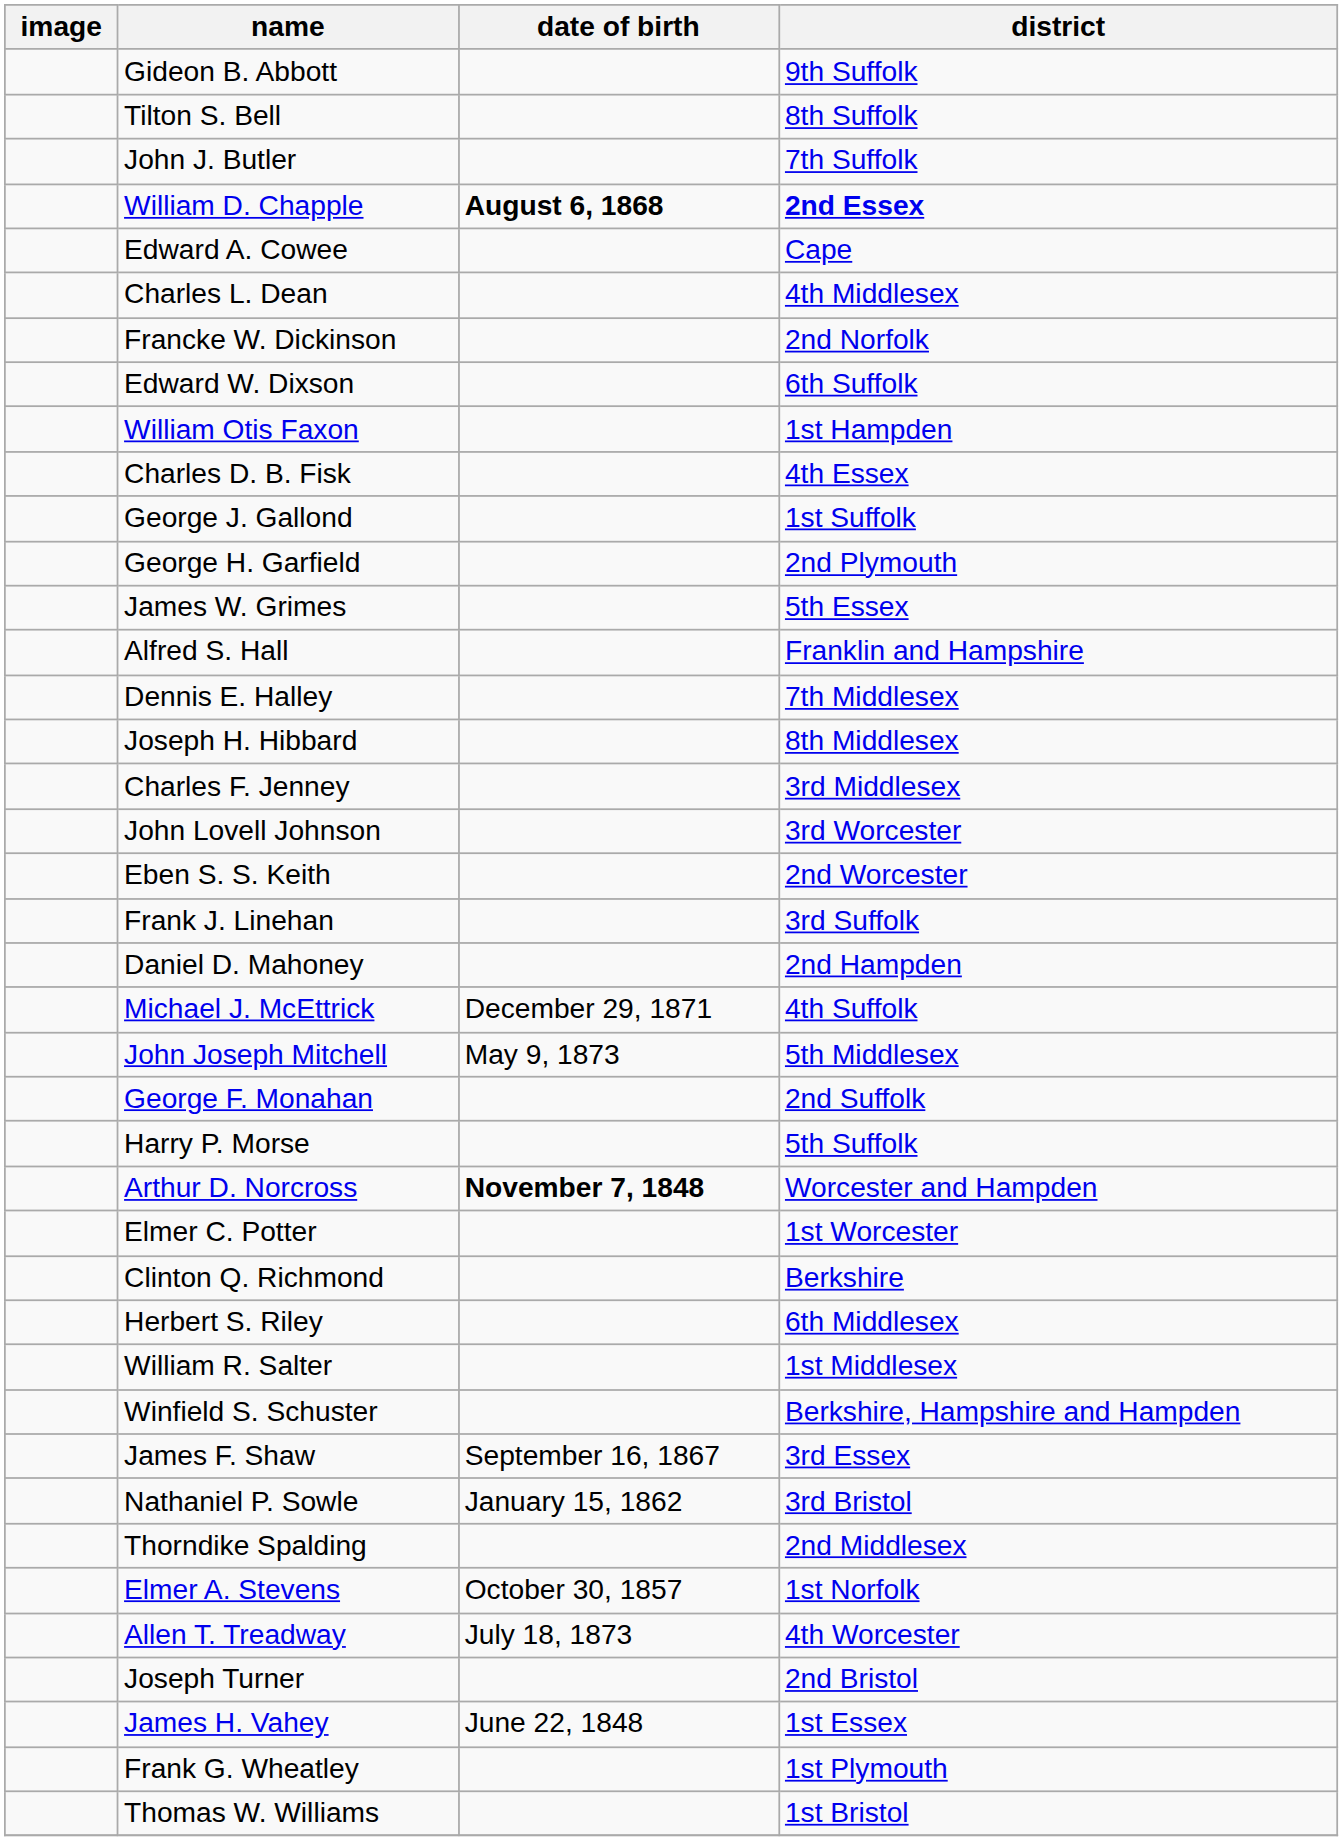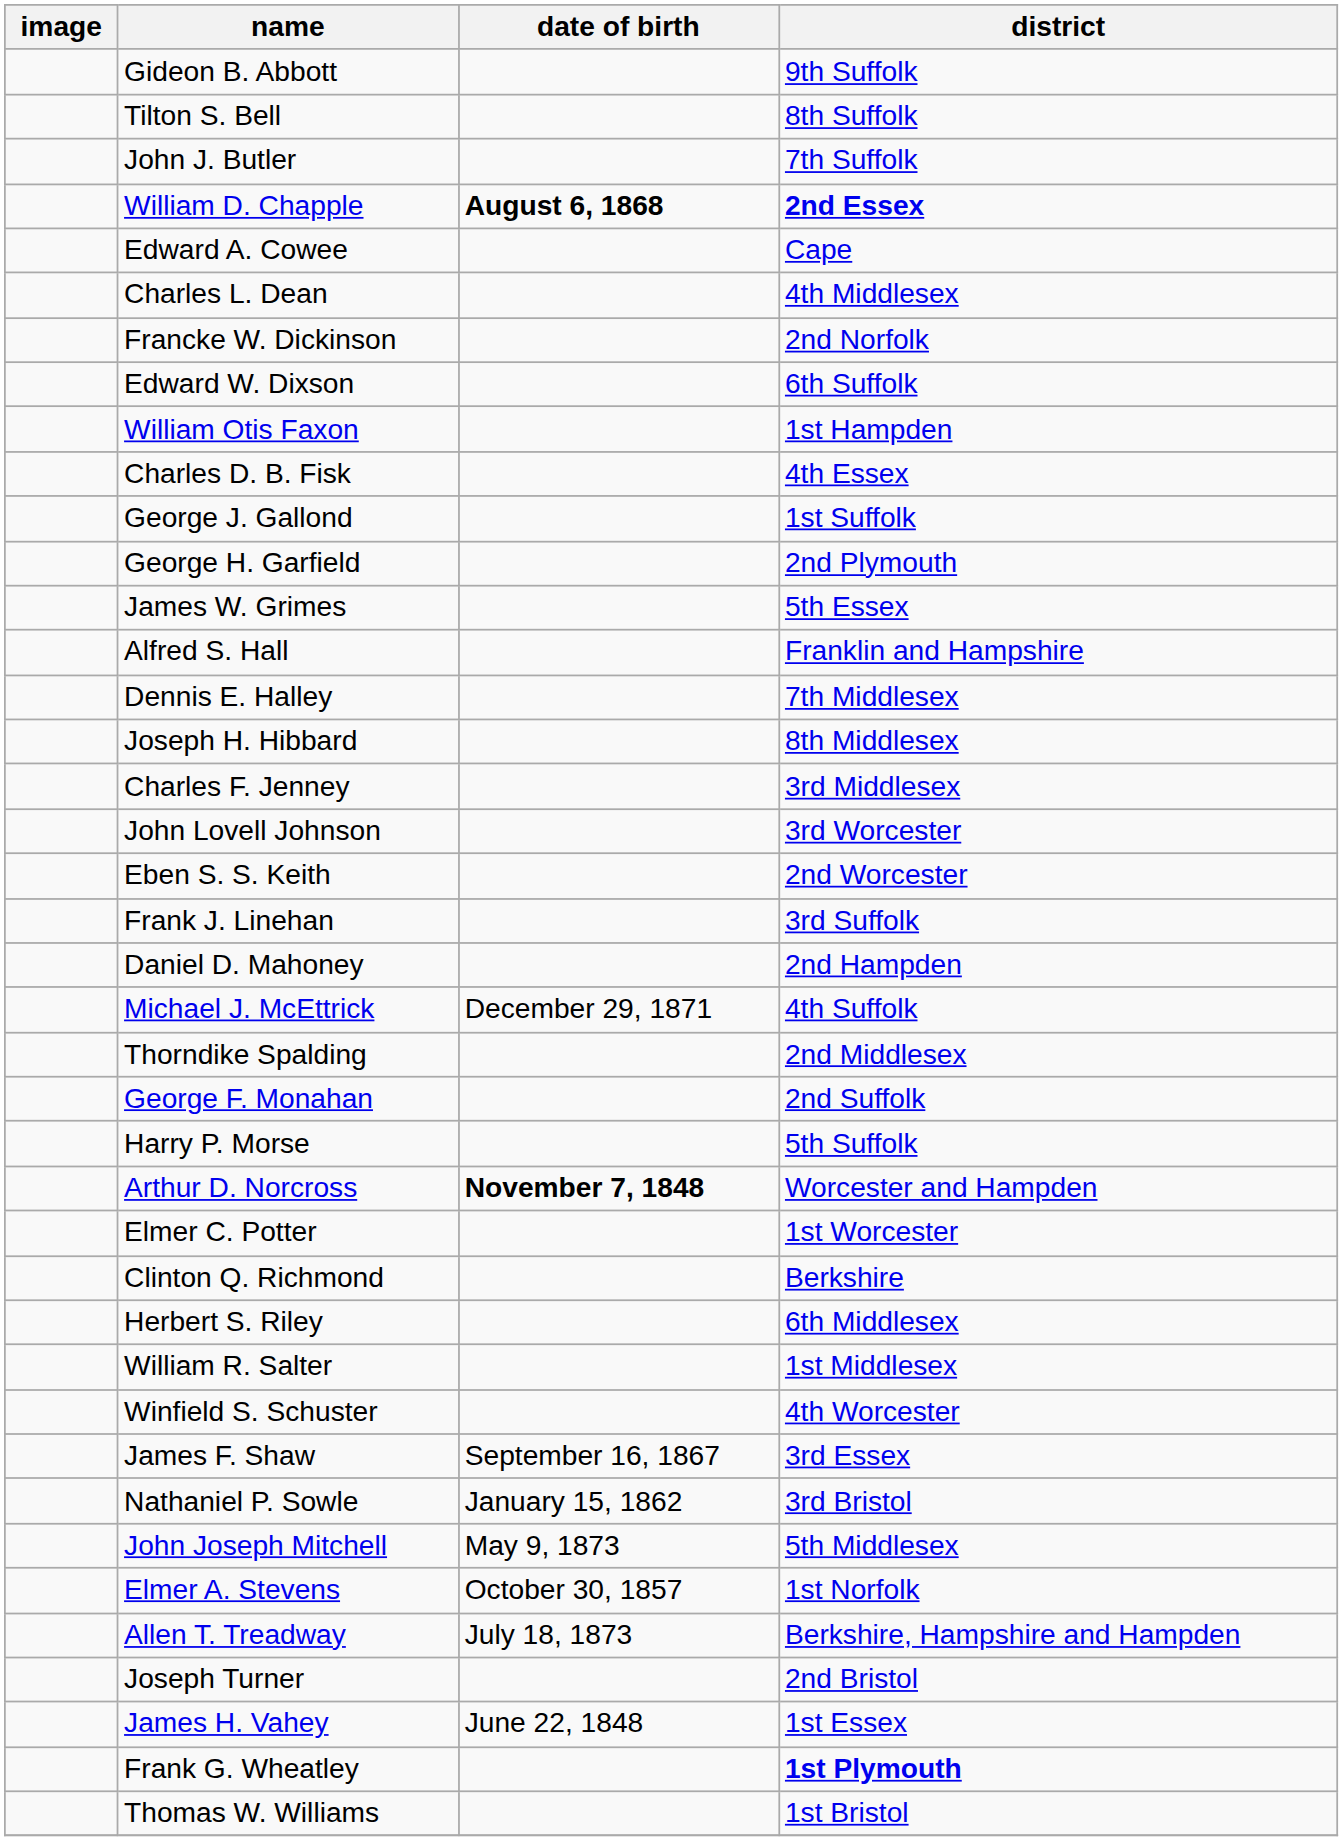rows swapped: (256, 1054) <-> (245, 1545)
(1013, 1411) Berkshire, Hampshire and Hampden -> (872, 1411) 4th Worcester
(872, 1634) 4th Worcester -> (1013, 1634) Berkshire, Hampshire and Hampden
(866, 1768) normal -> (873, 1768) bold
